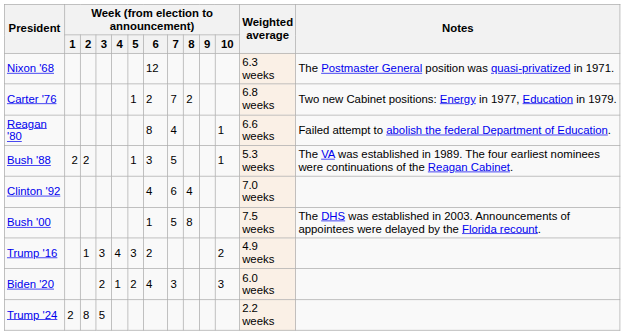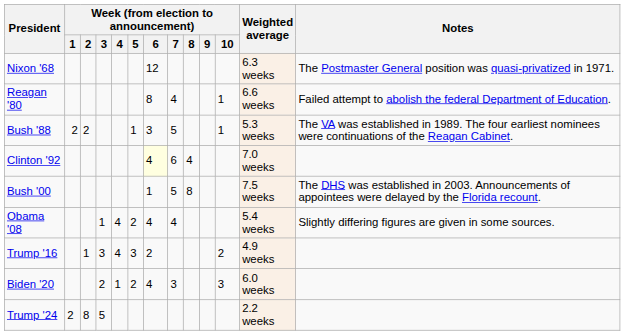- row: (32, 99)
(149, 191) no background -> (149, 161) lightyellow background
+ row: (26, 222)
